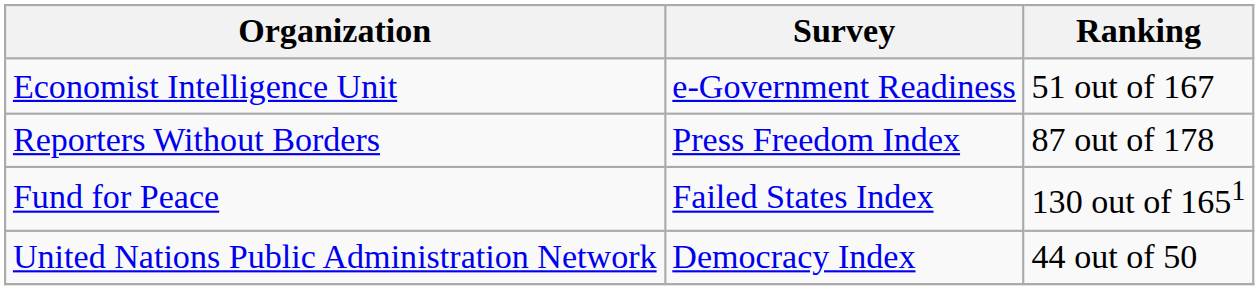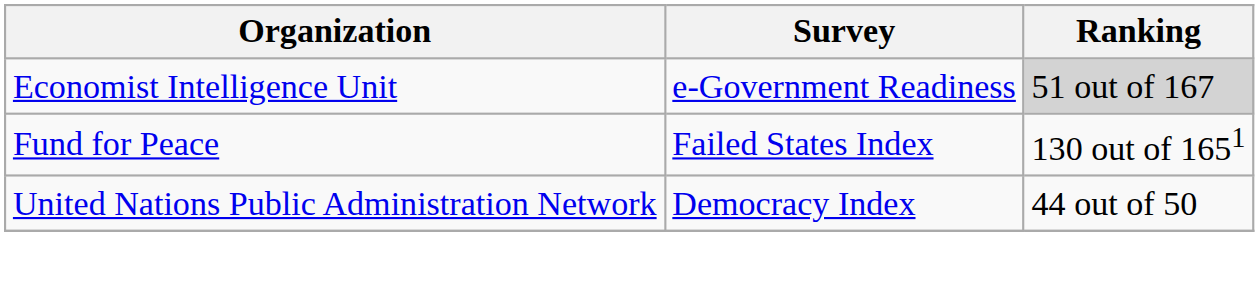(1123, 85) no background -> (1123, 85) lightgrey background
- row: (196, 139)
